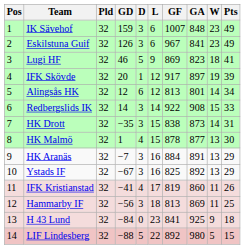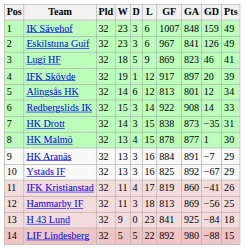columns swapped: (214, 12) <-> (126, 12)
